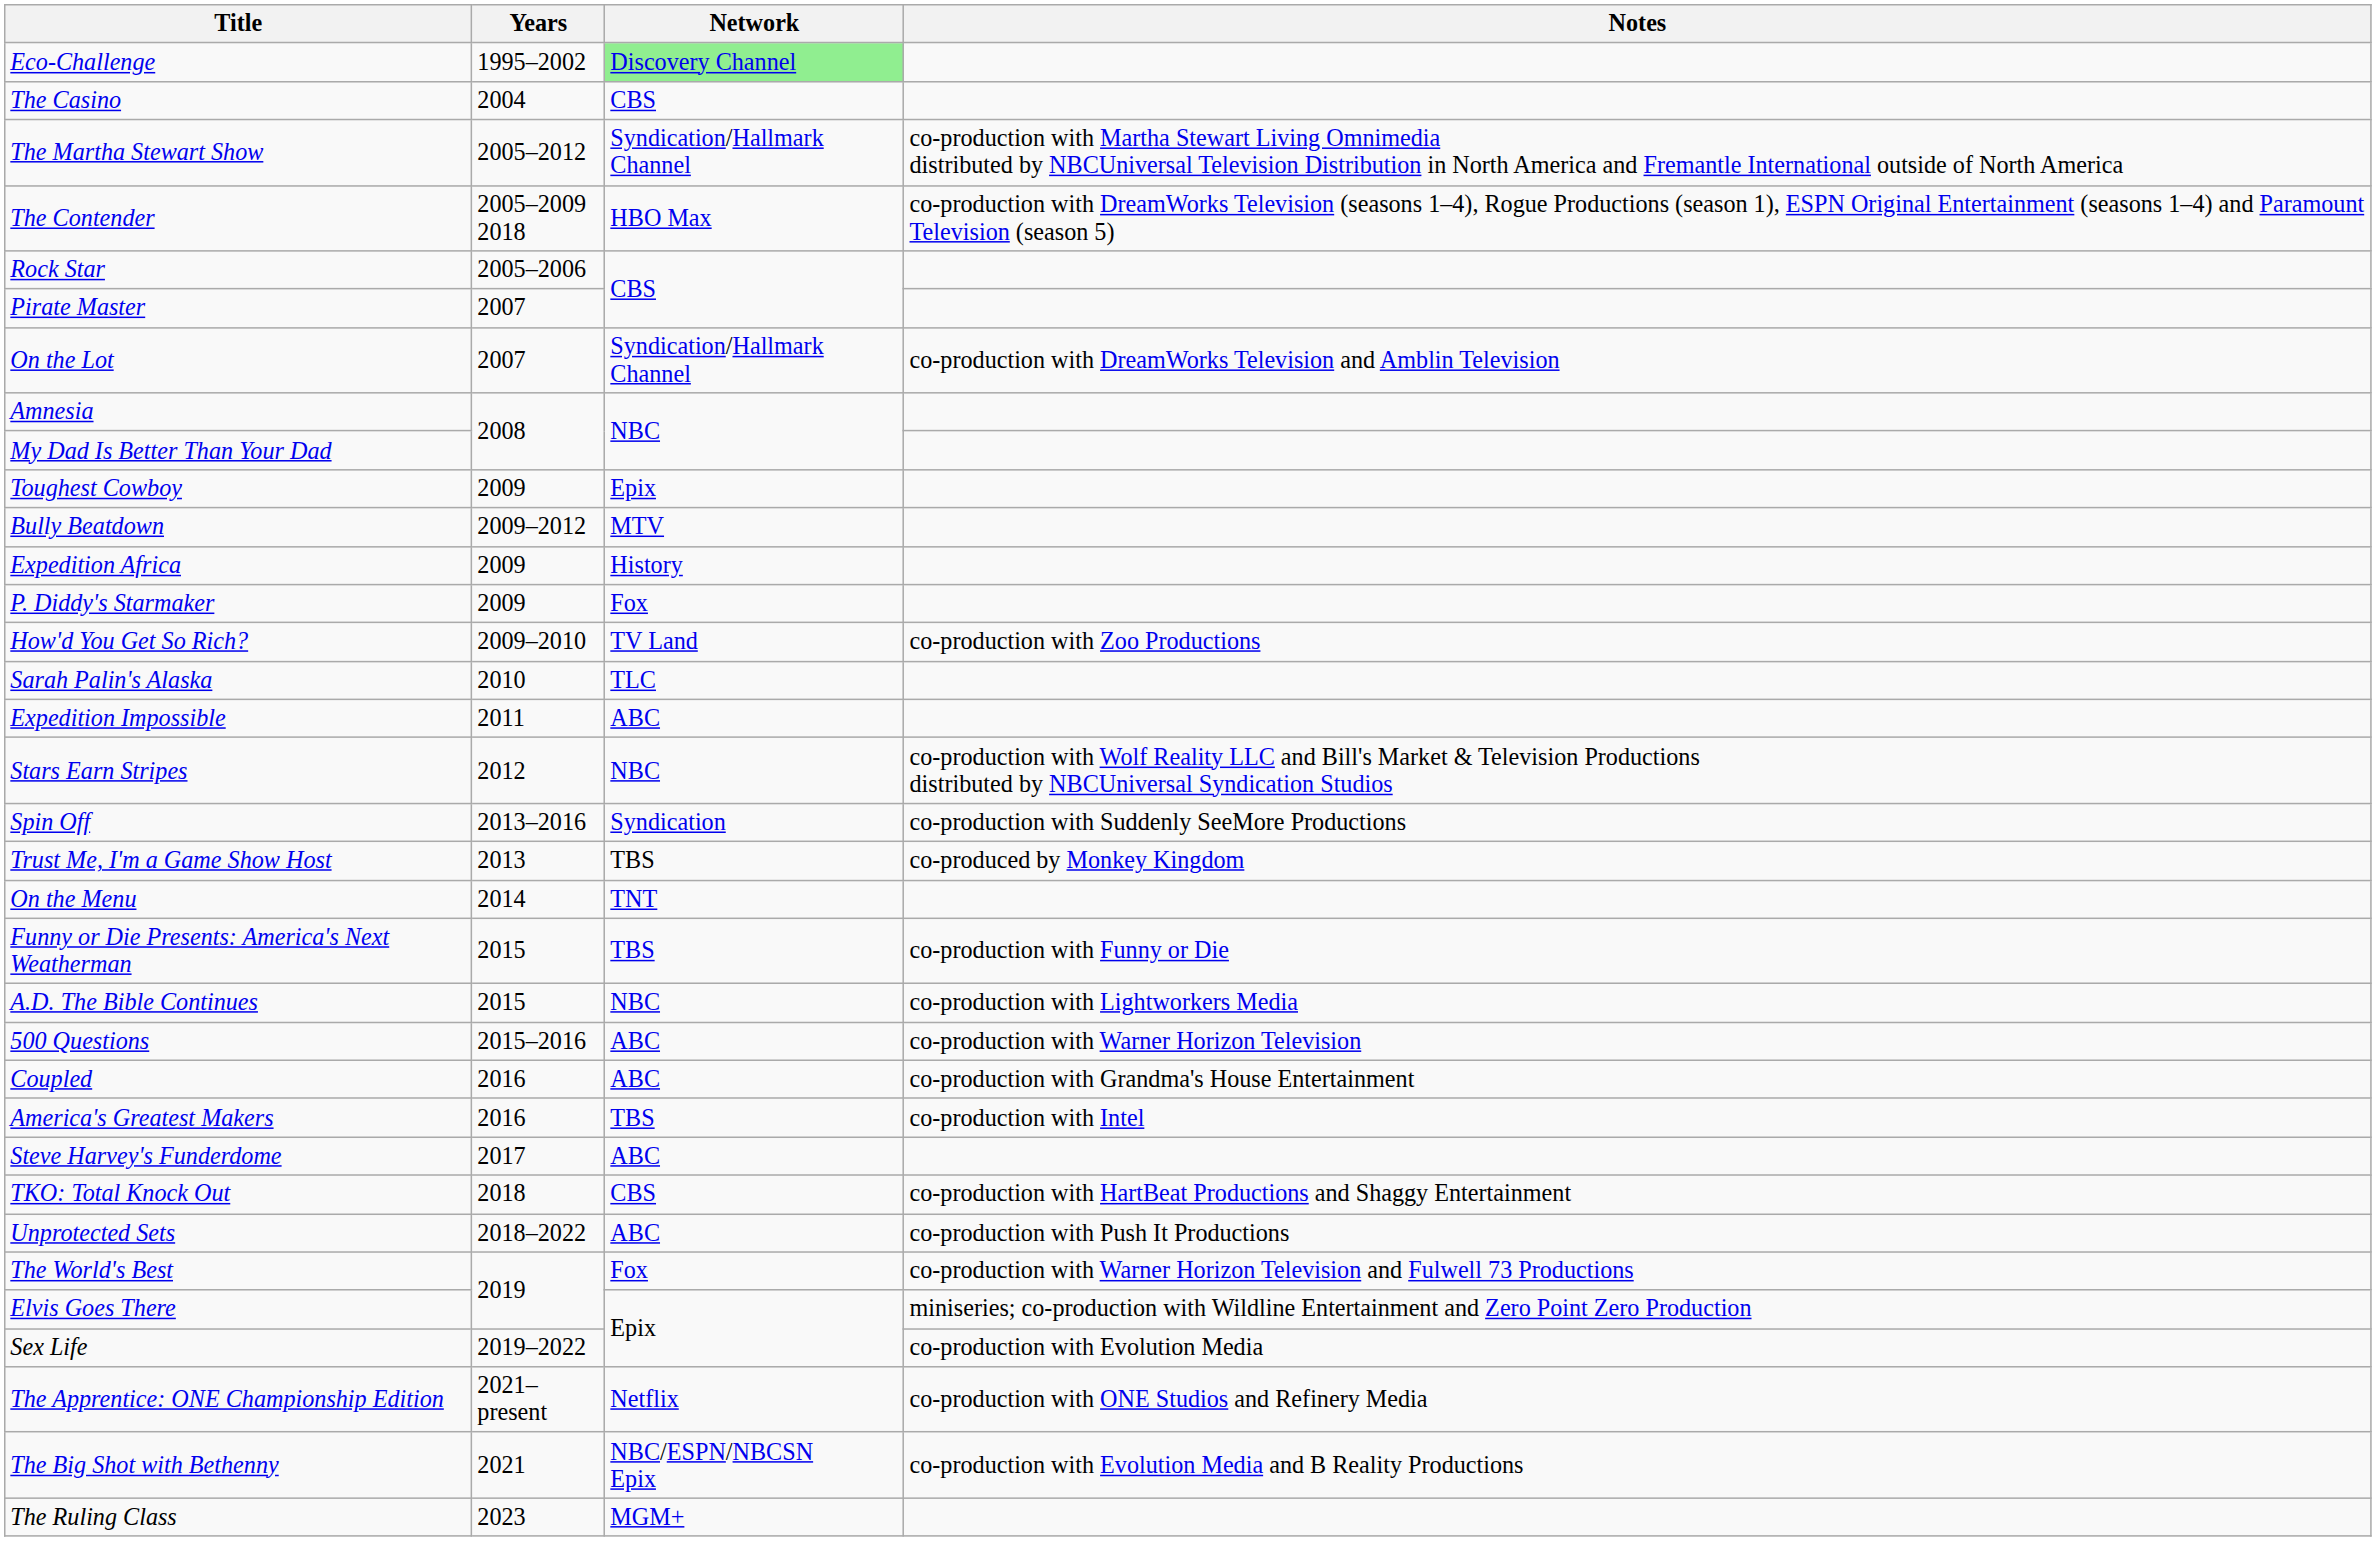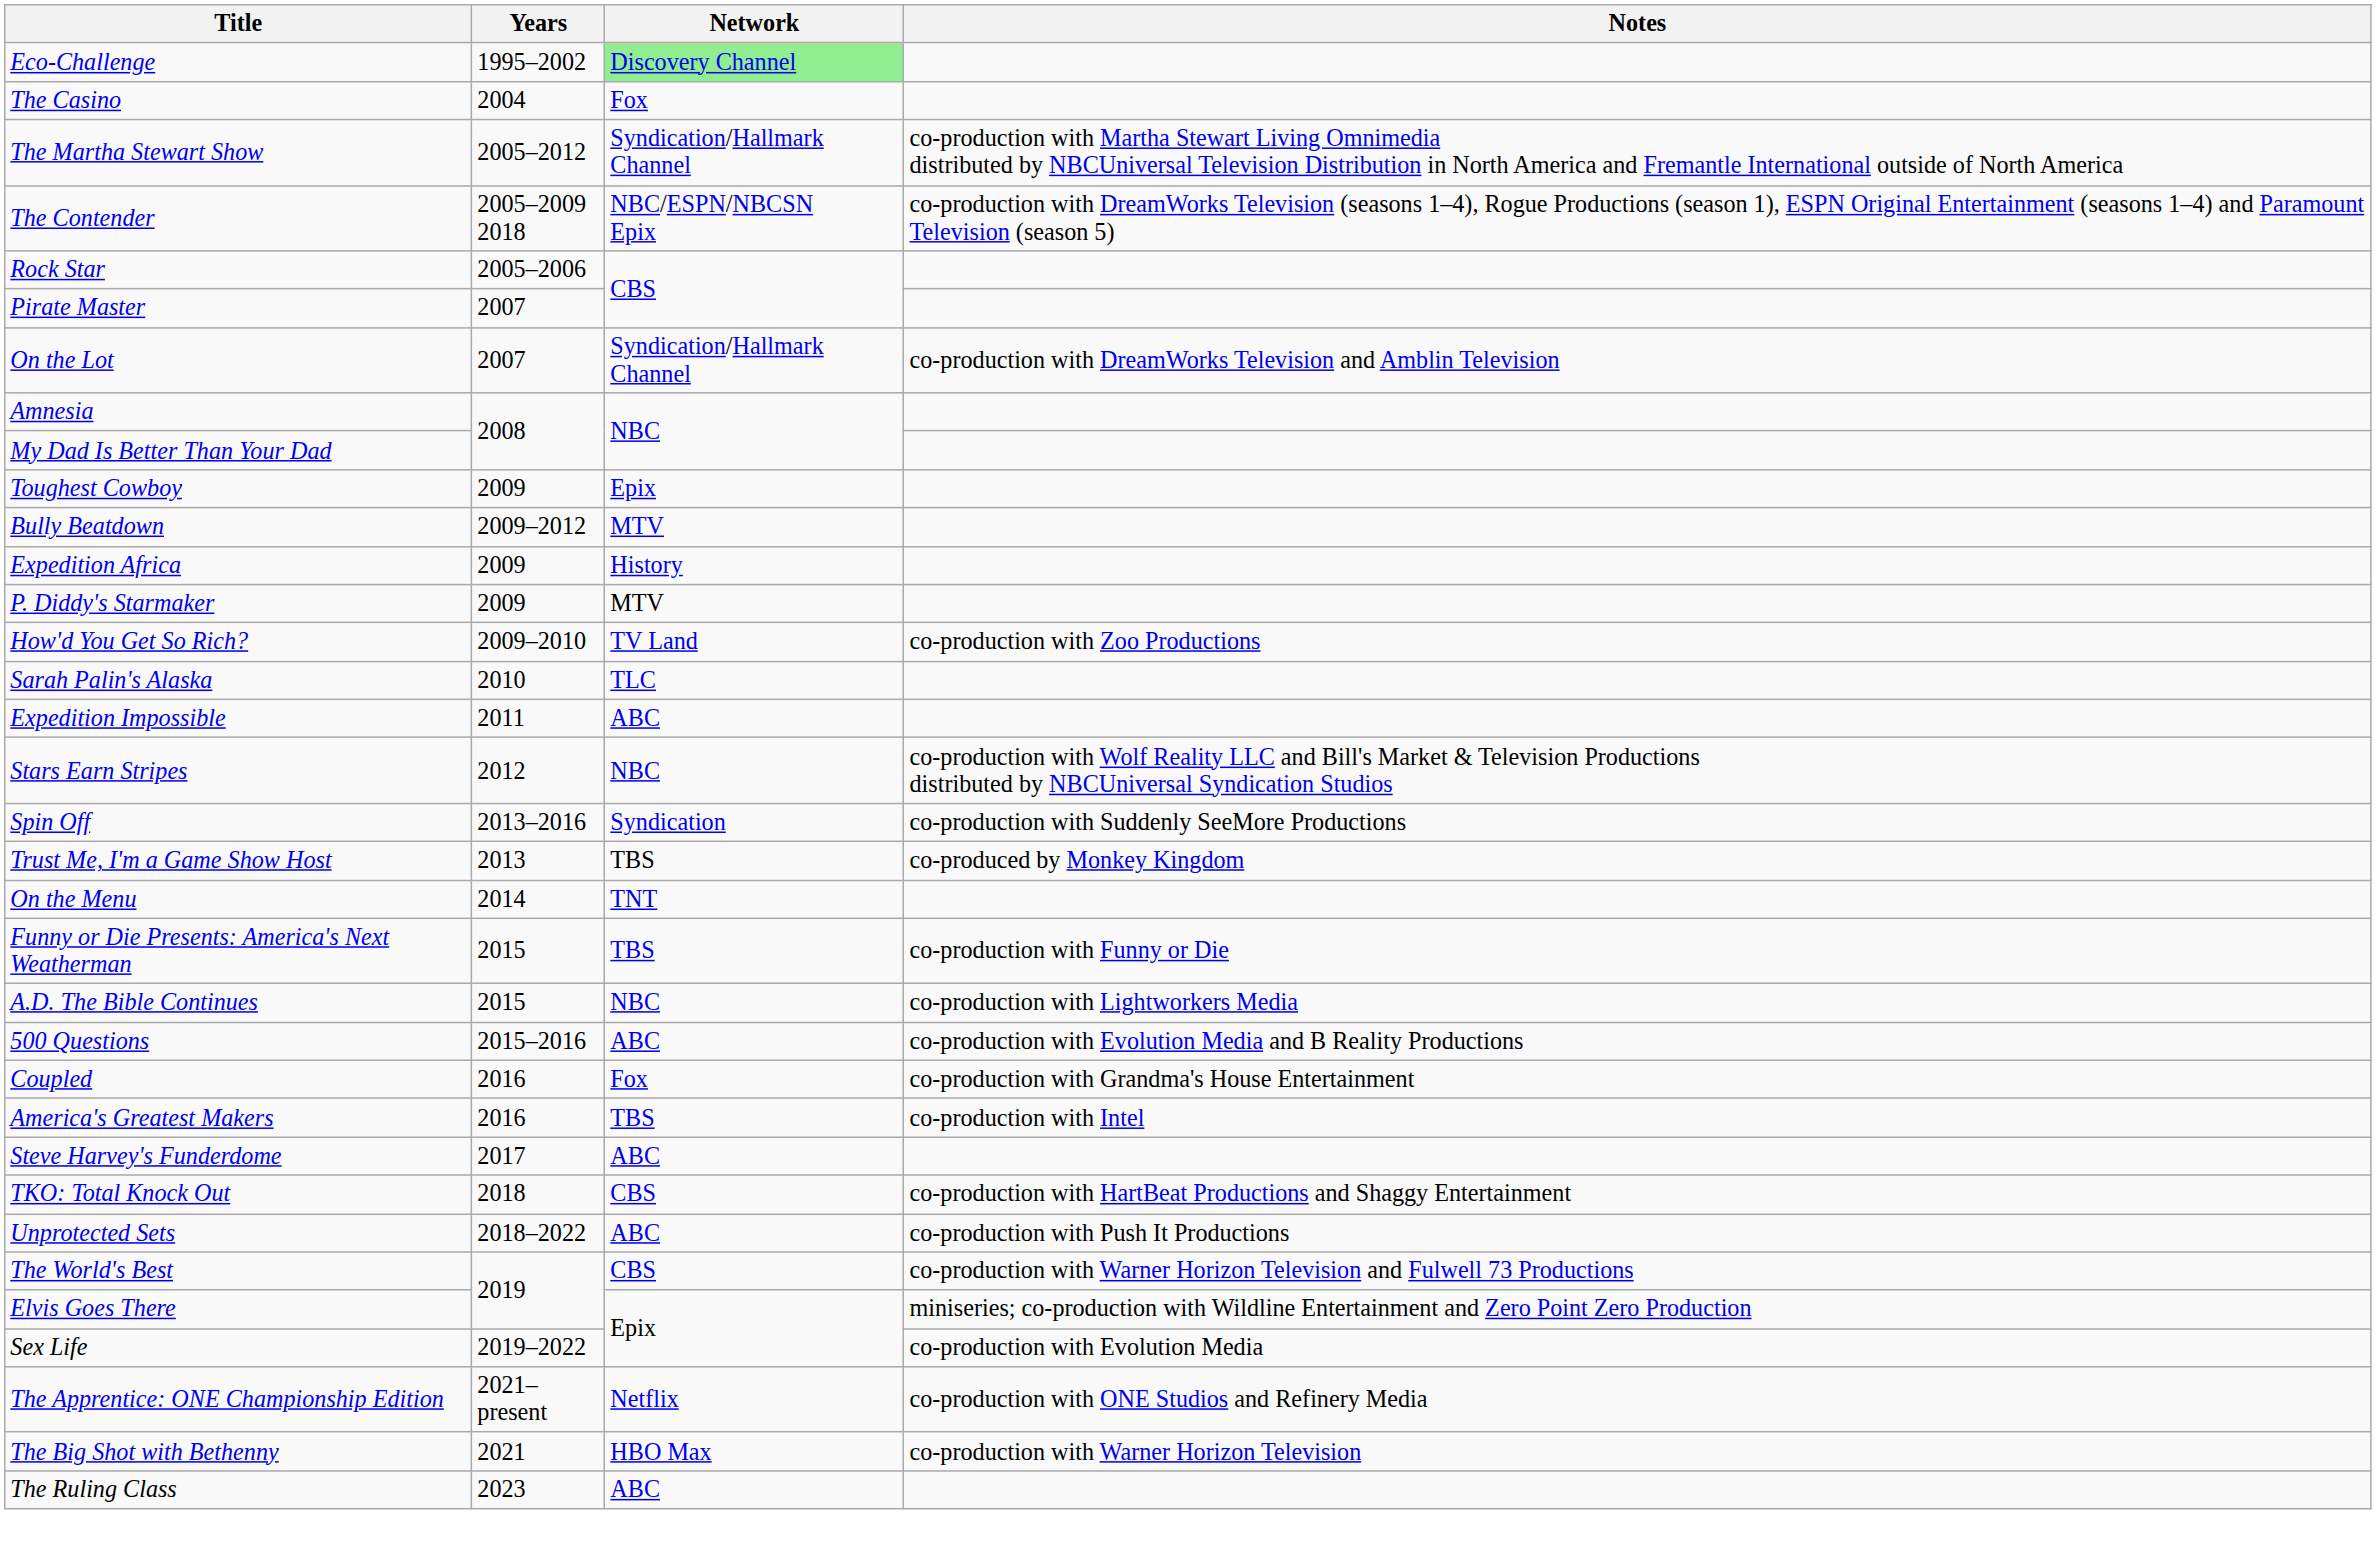(633, 100) CBS -> (629, 100) Fox
(661, 217) HBO Max -> (712, 217) NBC/ESPN/NBCSN Epix
(629, 603) Fox -> (637, 603) MTV
(1135, 1040) co-production with Warner Horizon Television -> (1217, 1040) co-production with Evolution Media and B Reality Productions
(635, 1079) ABC -> (629, 1079) Fox
(629, 1270) Fox -> (633, 1270) CBS
(712, 1464) NBC/ESPN/NBCSN Epix -> (661, 1451) HBO Max
(1217, 1464) co-production with Evolution Media and B Reality Productions -> (1135, 1451) co-production with Warner Horizon Television
(647, 1516) MGM+ -> (635, 1489) ABC
